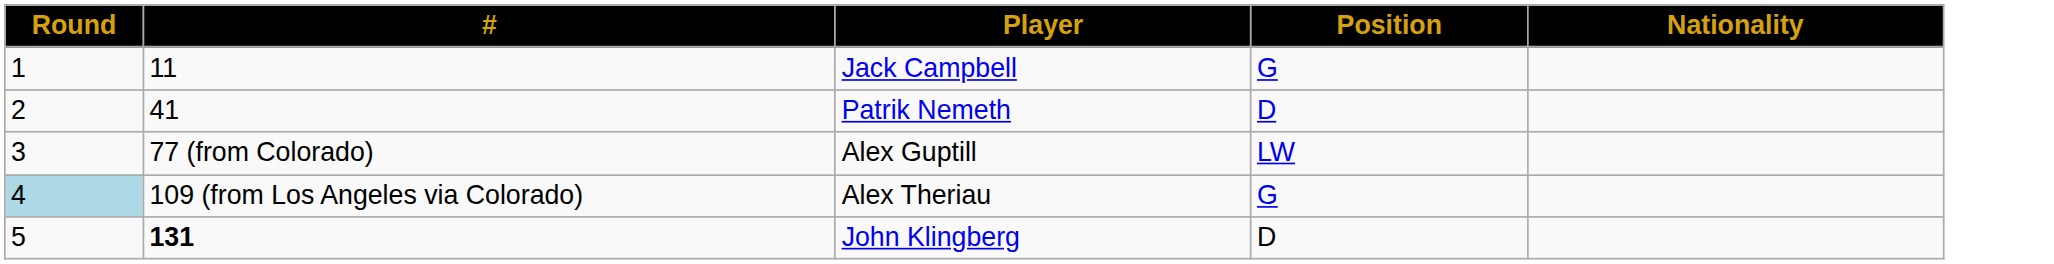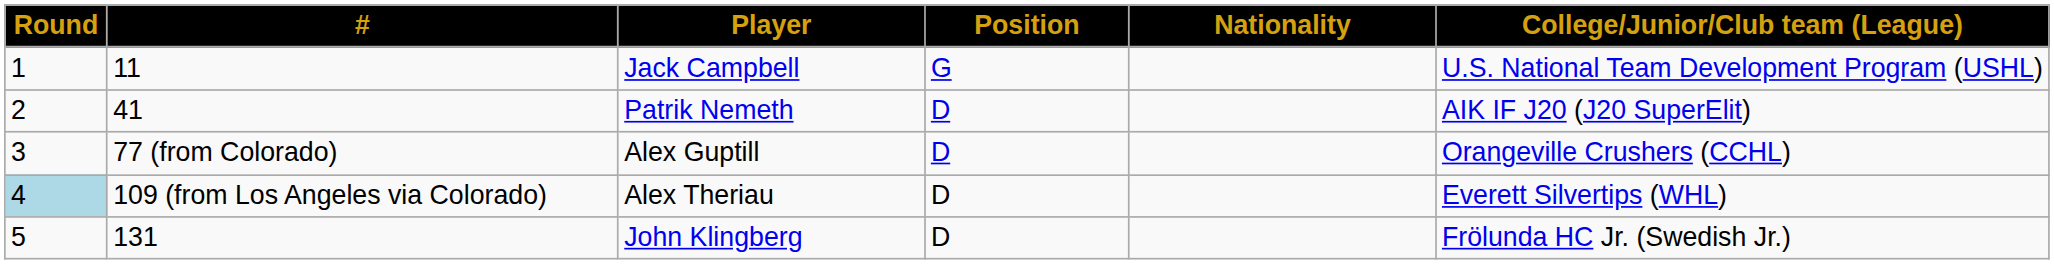+ column: (1742, 25)
(1276, 152) LW -> (941, 152) D
(1267, 195) G -> (941, 195) D
(172, 237) bold -> (135, 237) normal
